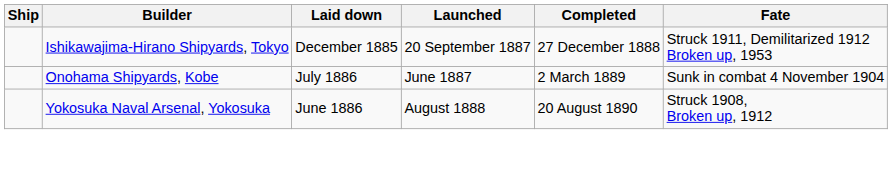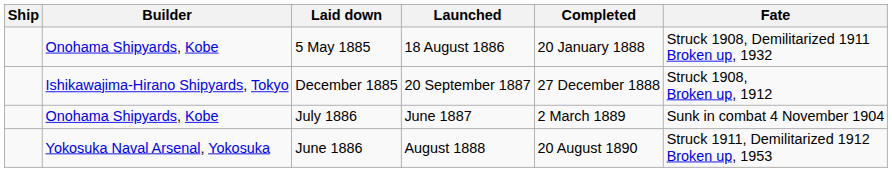+ row: (333, 46)
(768, 46) Struck 1911, Demilitarized 1912 Broken up, 1953 -> (719, 85) Struck 1908, Broken up, 1912
(719, 108) Struck 1908, Broken up, 1912 -> (768, 147) Struck 1911, Demilitarized 1912 Broken up, 1953
